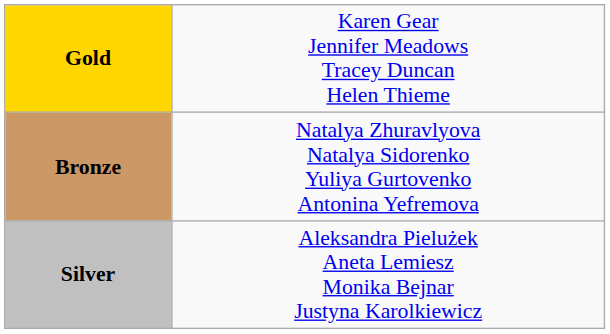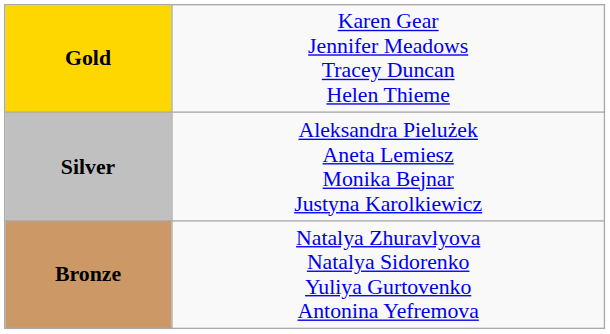rows swapped: (88, 274) <-> (88, 166)
